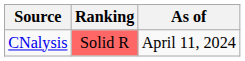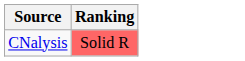- column: (189, 17)
